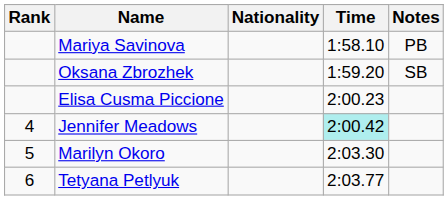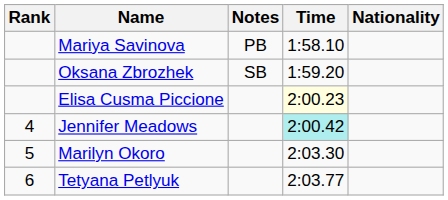columns swapped: (275, 18) <-> (416, 18)
(356, 99) no background -> (316, 99) lightyellow background
